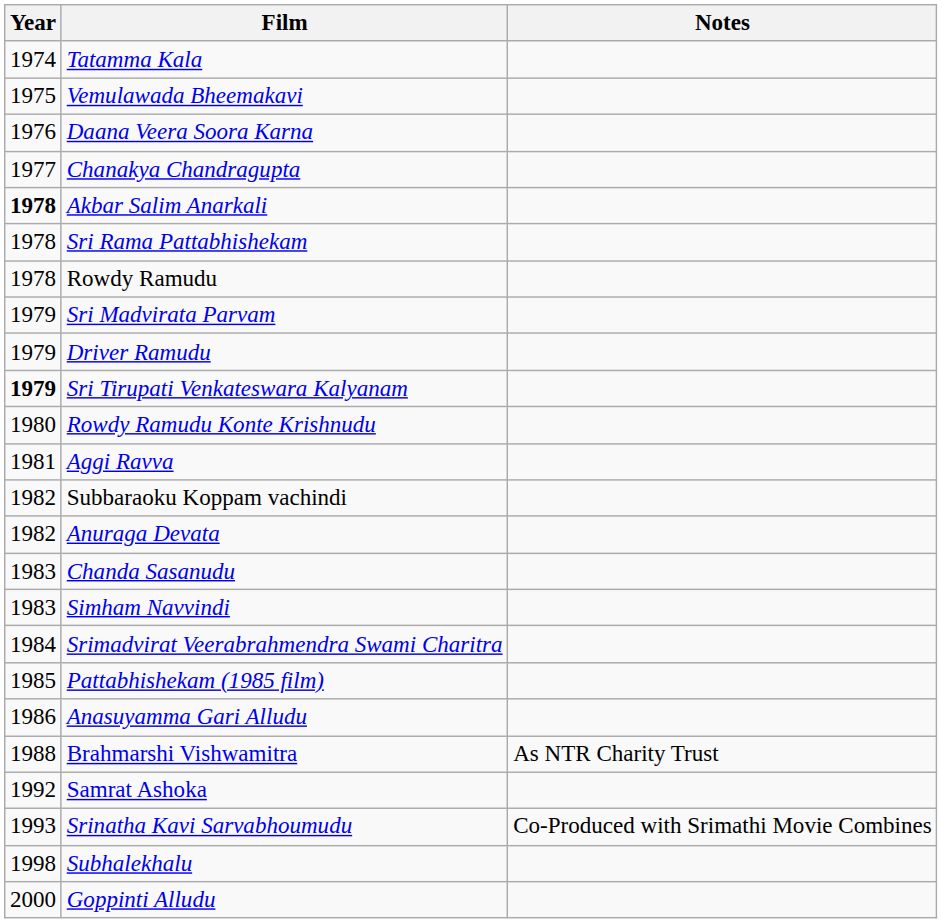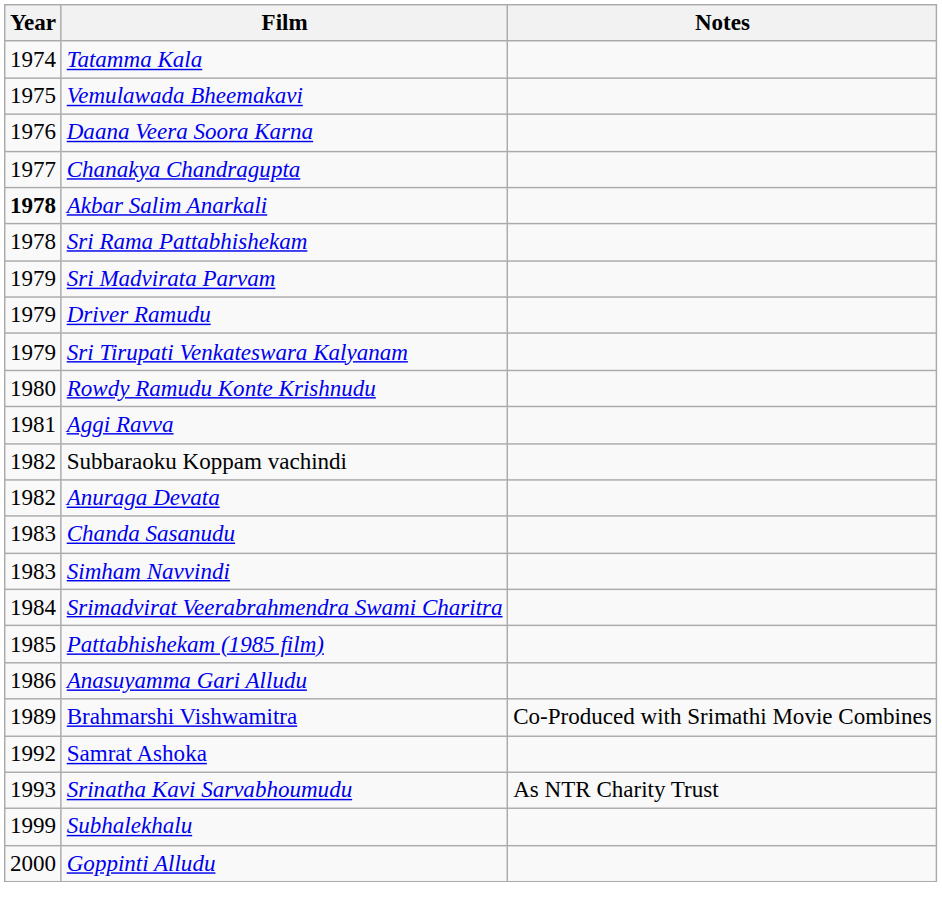- row: (142, 278)
(33, 388) bold -> (33, 351) normal
(33, 753) 1988 -> (33, 717) 1989
(616, 753) As NTR Charity Trust -> (722, 717) Co-Produced with Srimathi Movie Combines
(722, 826) Co-Produced with Srimathi Movie Combines -> (616, 790) As NTR Charity Trust
(33, 863) 1998 -> (33, 826) 1999
